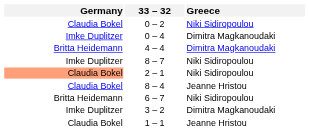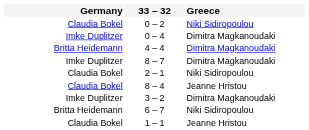(220, 61) Niki Sidiropoulou -> (231, 61) Dimitra Magkanoudaki
(95, 73) lightsalmon background -> (95, 73) no background
rows swapped: (155, 110) <-> (155, 98)
